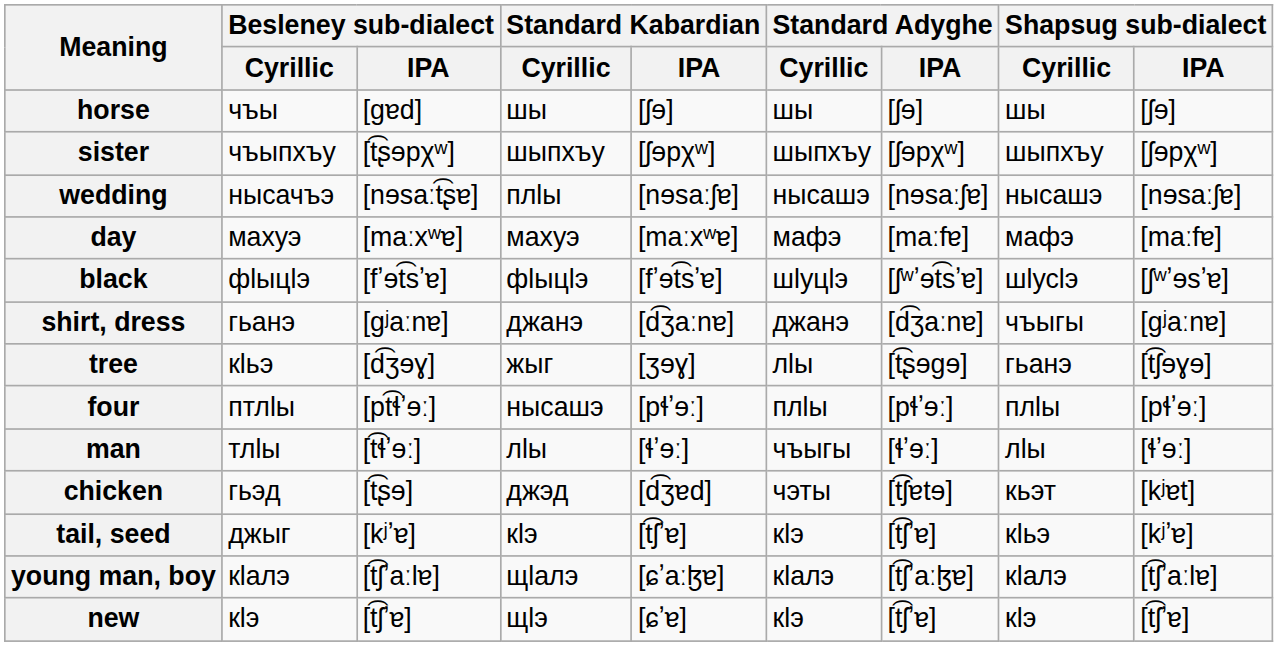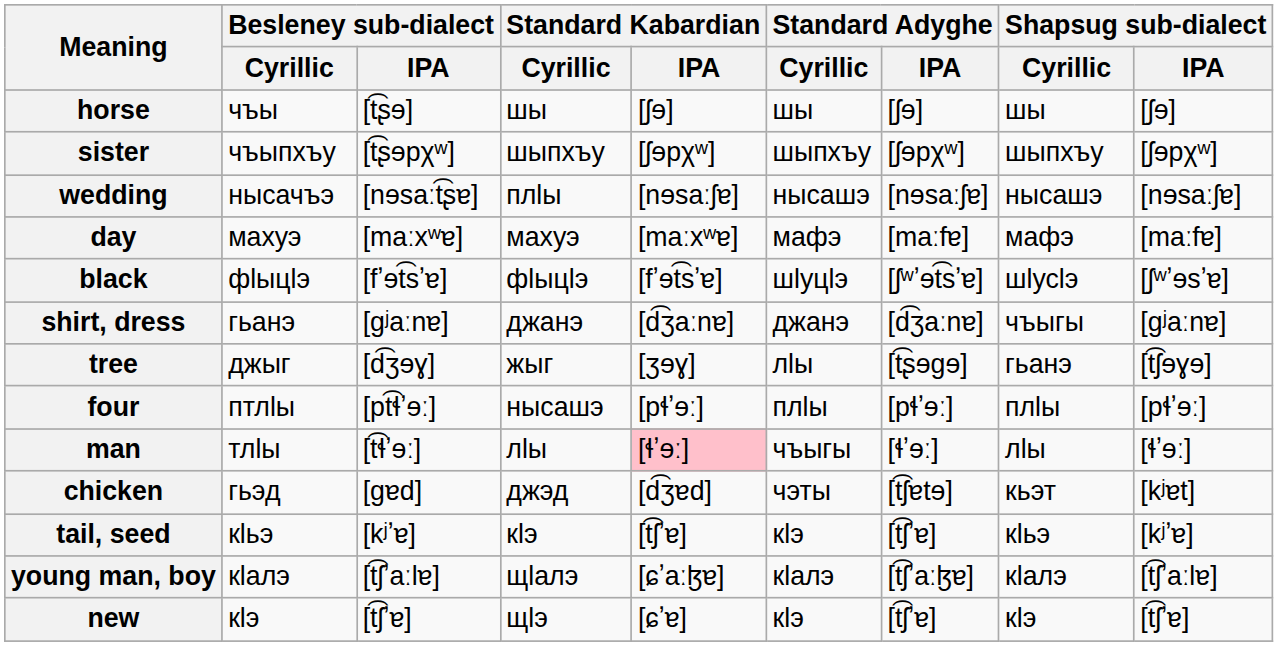(392, 110) [gɐd] -> (388, 110) [t͡ʂɘ]
(251, 364) кӏьэ -> (259, 364) джыг
(664, 449) no background -> (664, 449) pink background
(388, 491) [t͡ʂɘ] -> (392, 491) [gɐd]
(259, 534) джыг -> (251, 534) кӏьэ
